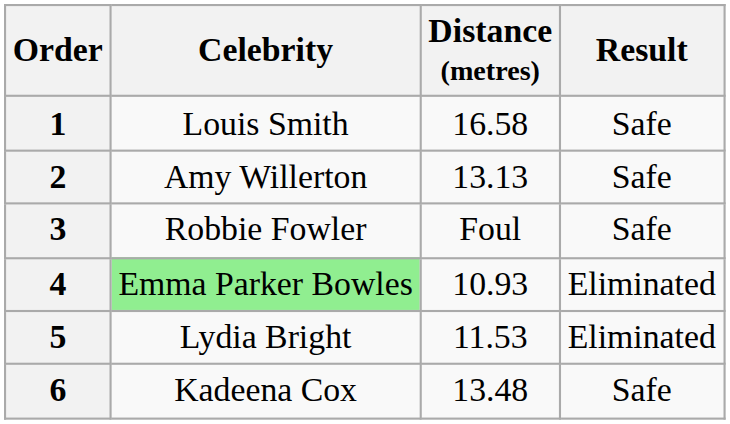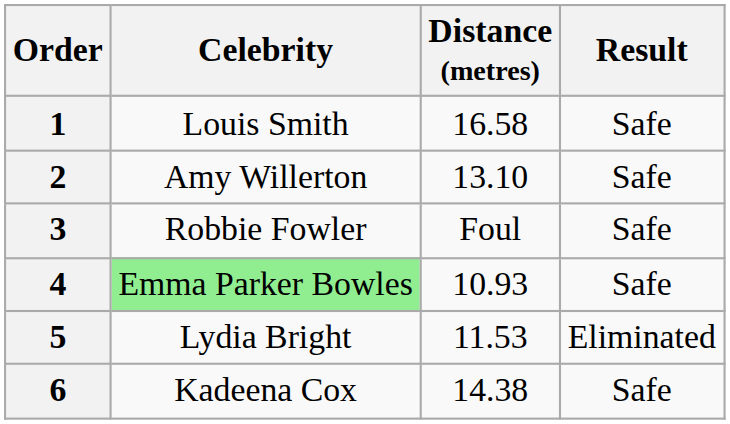(490, 176) 13.13 -> (490, 176) 13.10
(642, 283) Eliminated -> (642, 283) Safe
(490, 390) 13.48 -> (490, 390) 14.38
